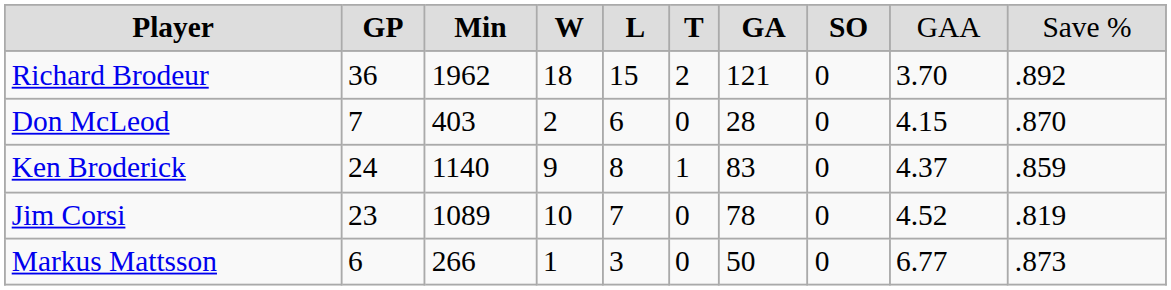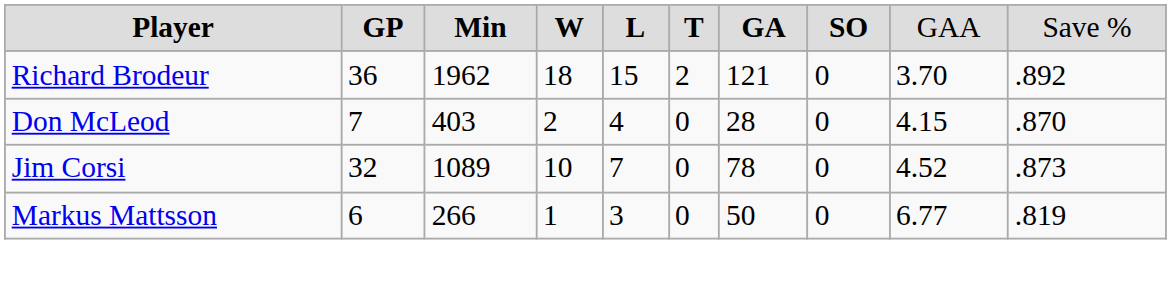(616, 121) 6 -> (616, 121) 4
- row: (99, 167)
(363, 214) 23 -> (363, 167) 32
(1041, 214) .819 -> (1041, 167) .873
(1041, 261) .873 -> (1041, 214) .819
